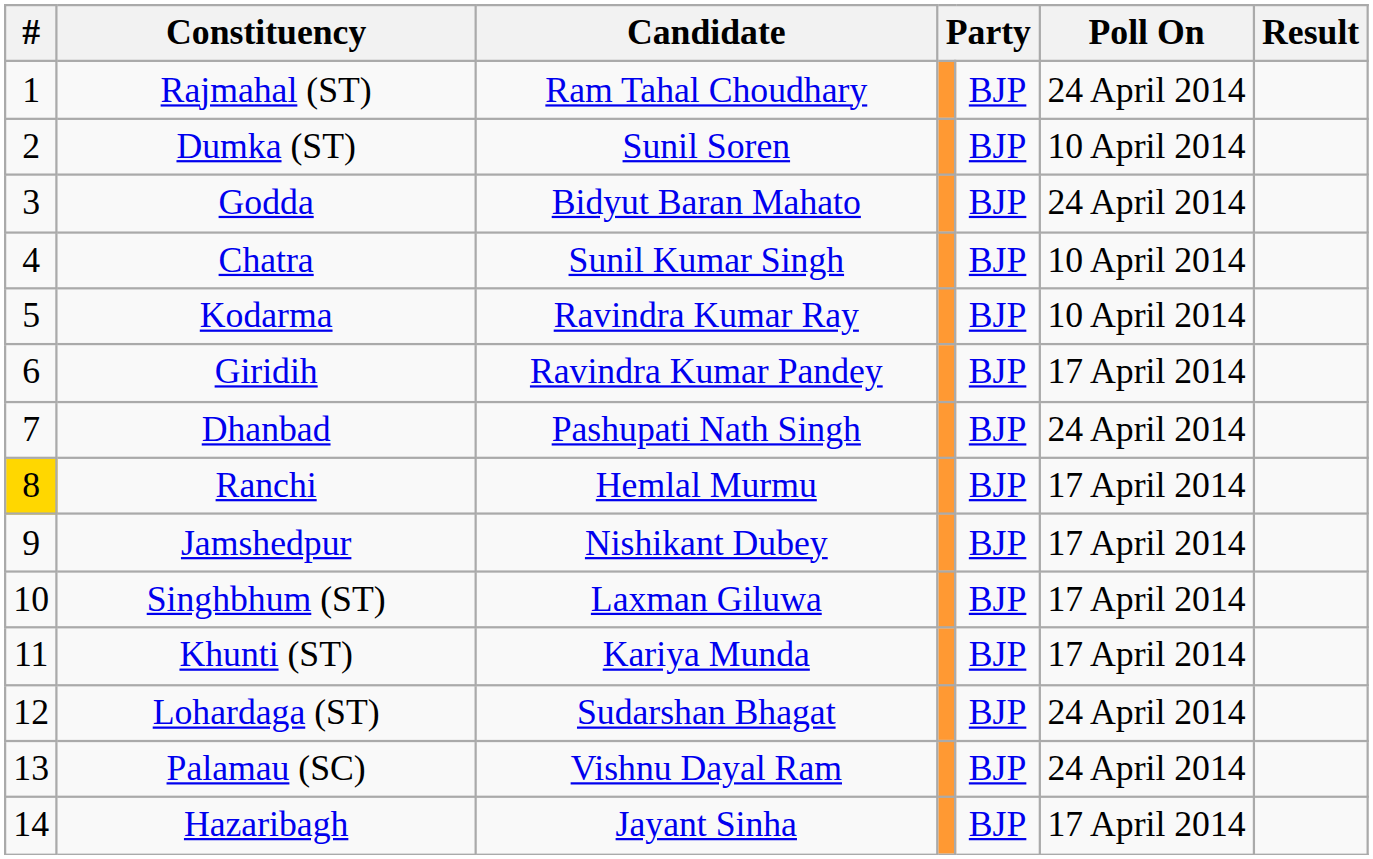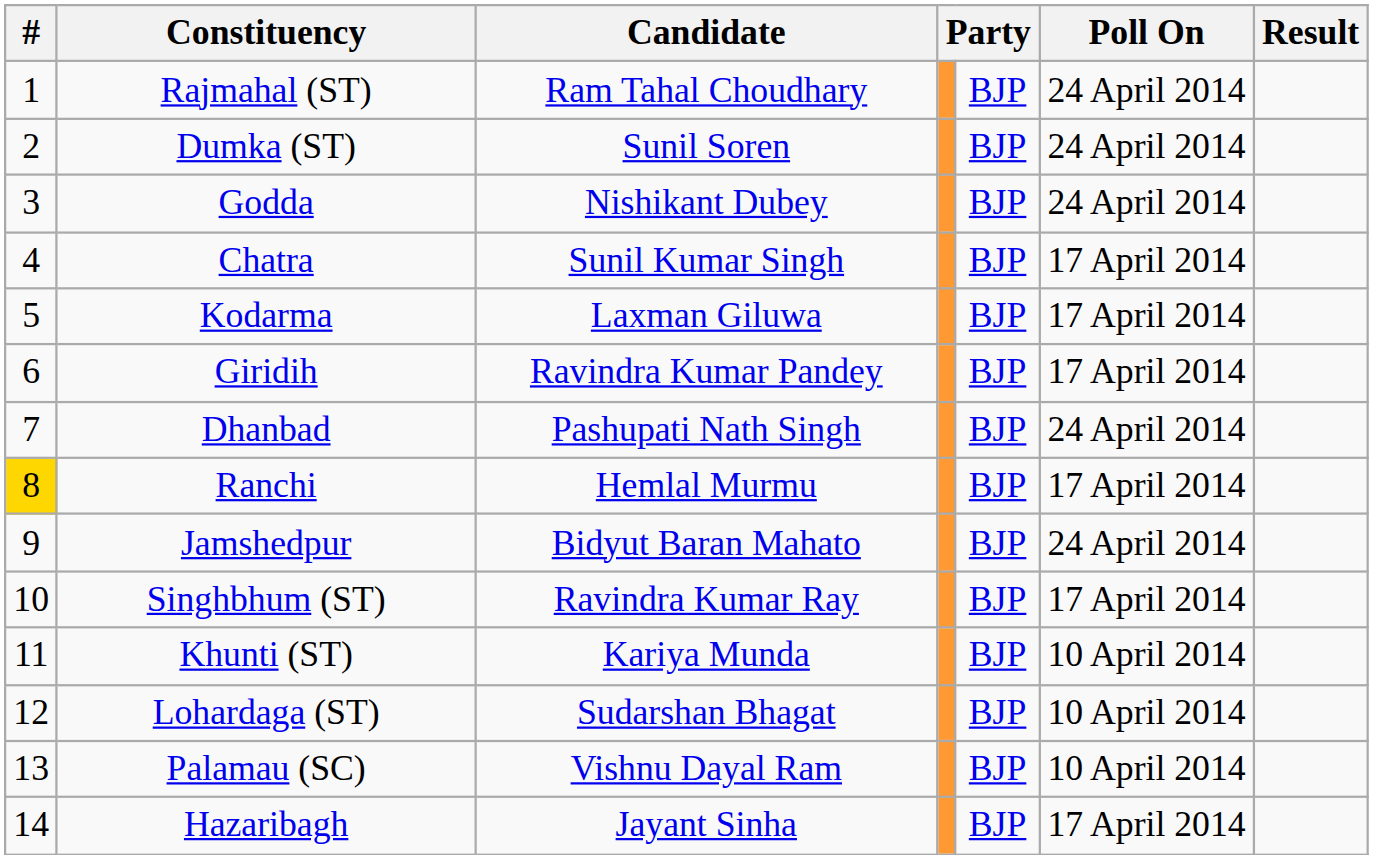(1147, 145) 10 April 2014 -> (1147, 145) 24 April 2014
(706, 202) Bidyut Baran Mahato -> (706, 202) Nishikant Dubey
(1147, 259) 10 April 2014 -> (1147, 259) 17 April 2014
(706, 315) Ravindra Kumar Ray -> (706, 315) Laxman Giluwa
(1147, 315) 10 April 2014 -> (1147, 315) 17 April 2014
(706, 542) Nishikant Dubey -> (706, 542) Bidyut Baran Mahato
(1147, 542) 17 April 2014 -> (1147, 542) 24 April 2014
(706, 598) Laxman Giluwa -> (706, 598) Ravindra Kumar Ray
(1147, 655) 17 April 2014 -> (1147, 655) 10 April 2014
(1147, 711) 24 April 2014 -> (1147, 711) 10 April 2014
(1147, 768) 24 April 2014 -> (1147, 768) 10 April 2014
